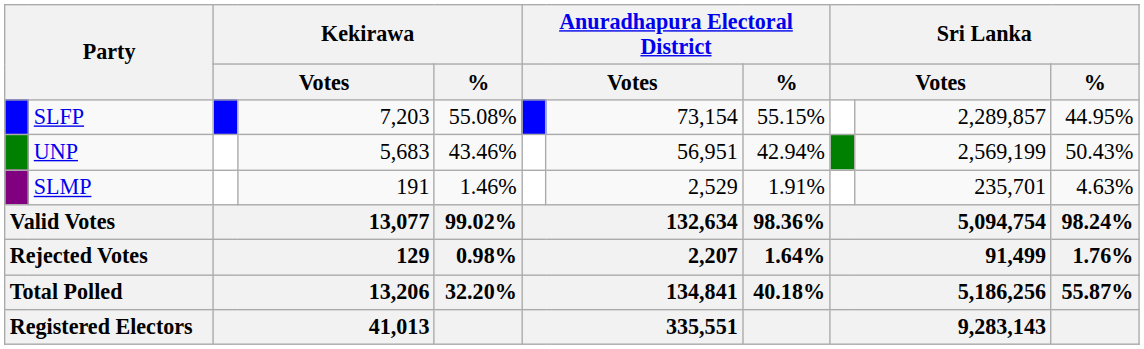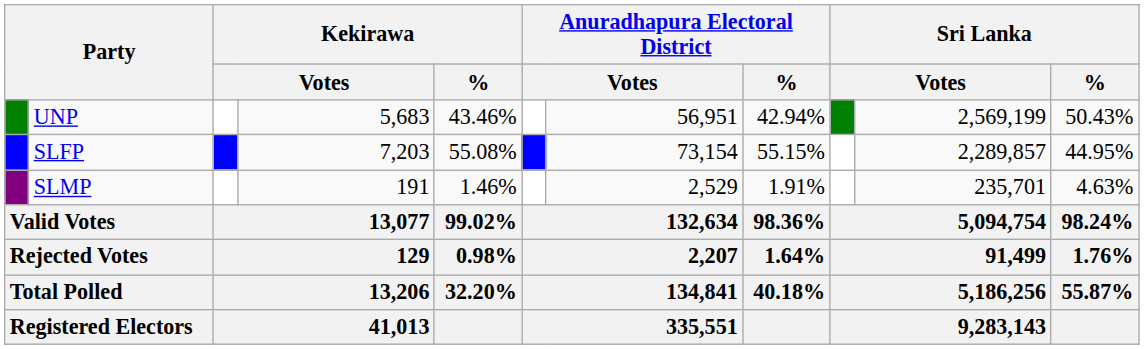rows swapped: (59, 116) <-> (56, 151)
